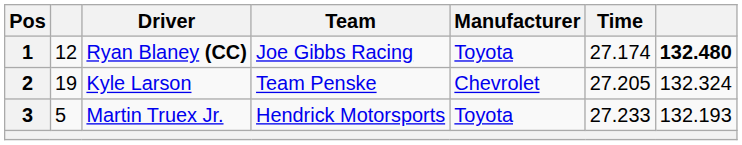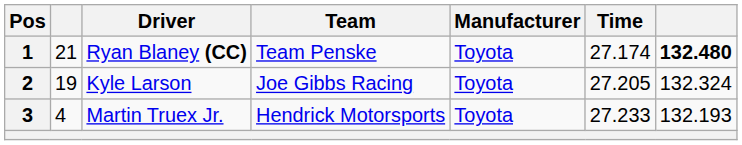(66, 52) 12 -> (66, 52) 21
(335, 52) Joe Gibbs Racing -> (316, 52) Team Penske
(316, 84) Team Penske -> (335, 84) Joe Gibbs Racing
(497, 84) Chevrolet -> (484, 84) Toyota
(61, 115) 5 -> (61, 115) 4
